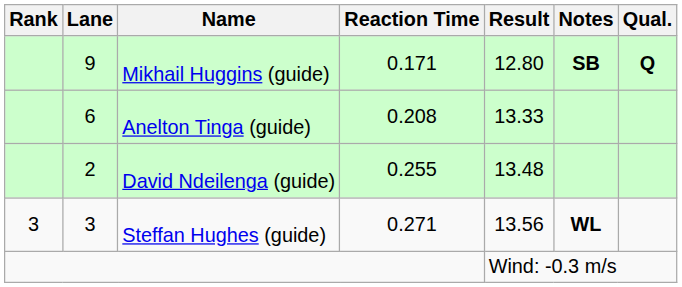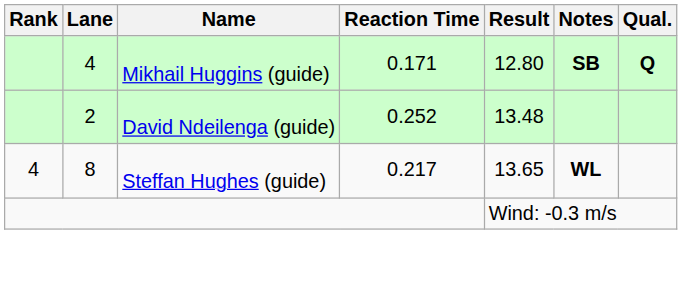(90, 62) 9 -> (90, 62) 4
- row: (217, 127)
(412, 170) 0.255 -> (412, 116) 0.252
(33, 224) 3 -> (33, 170) 4
(90, 224) 3 -> (90, 170) 8
(412, 224) 0.271 -> (412, 170) 0.217
(519, 224) 13.56 -> (519, 170) 13.65
